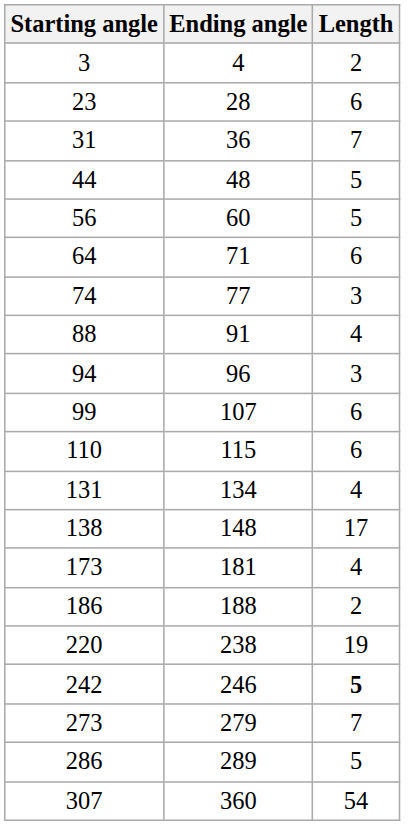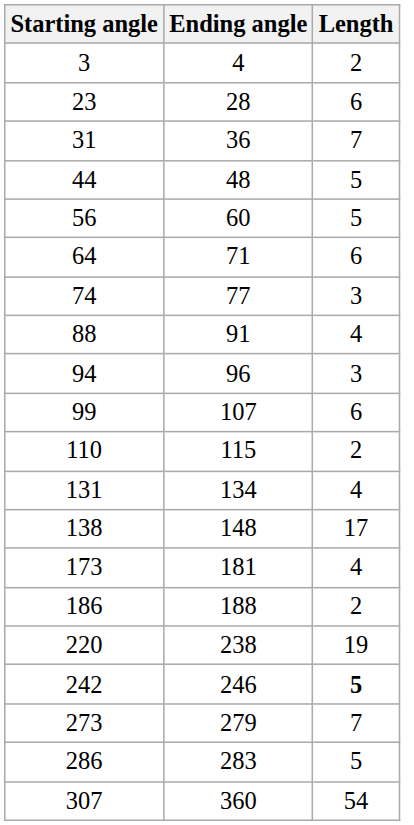(356, 450) 6 -> (356, 450) 2
(238, 761) 289 -> (238, 761) 283
